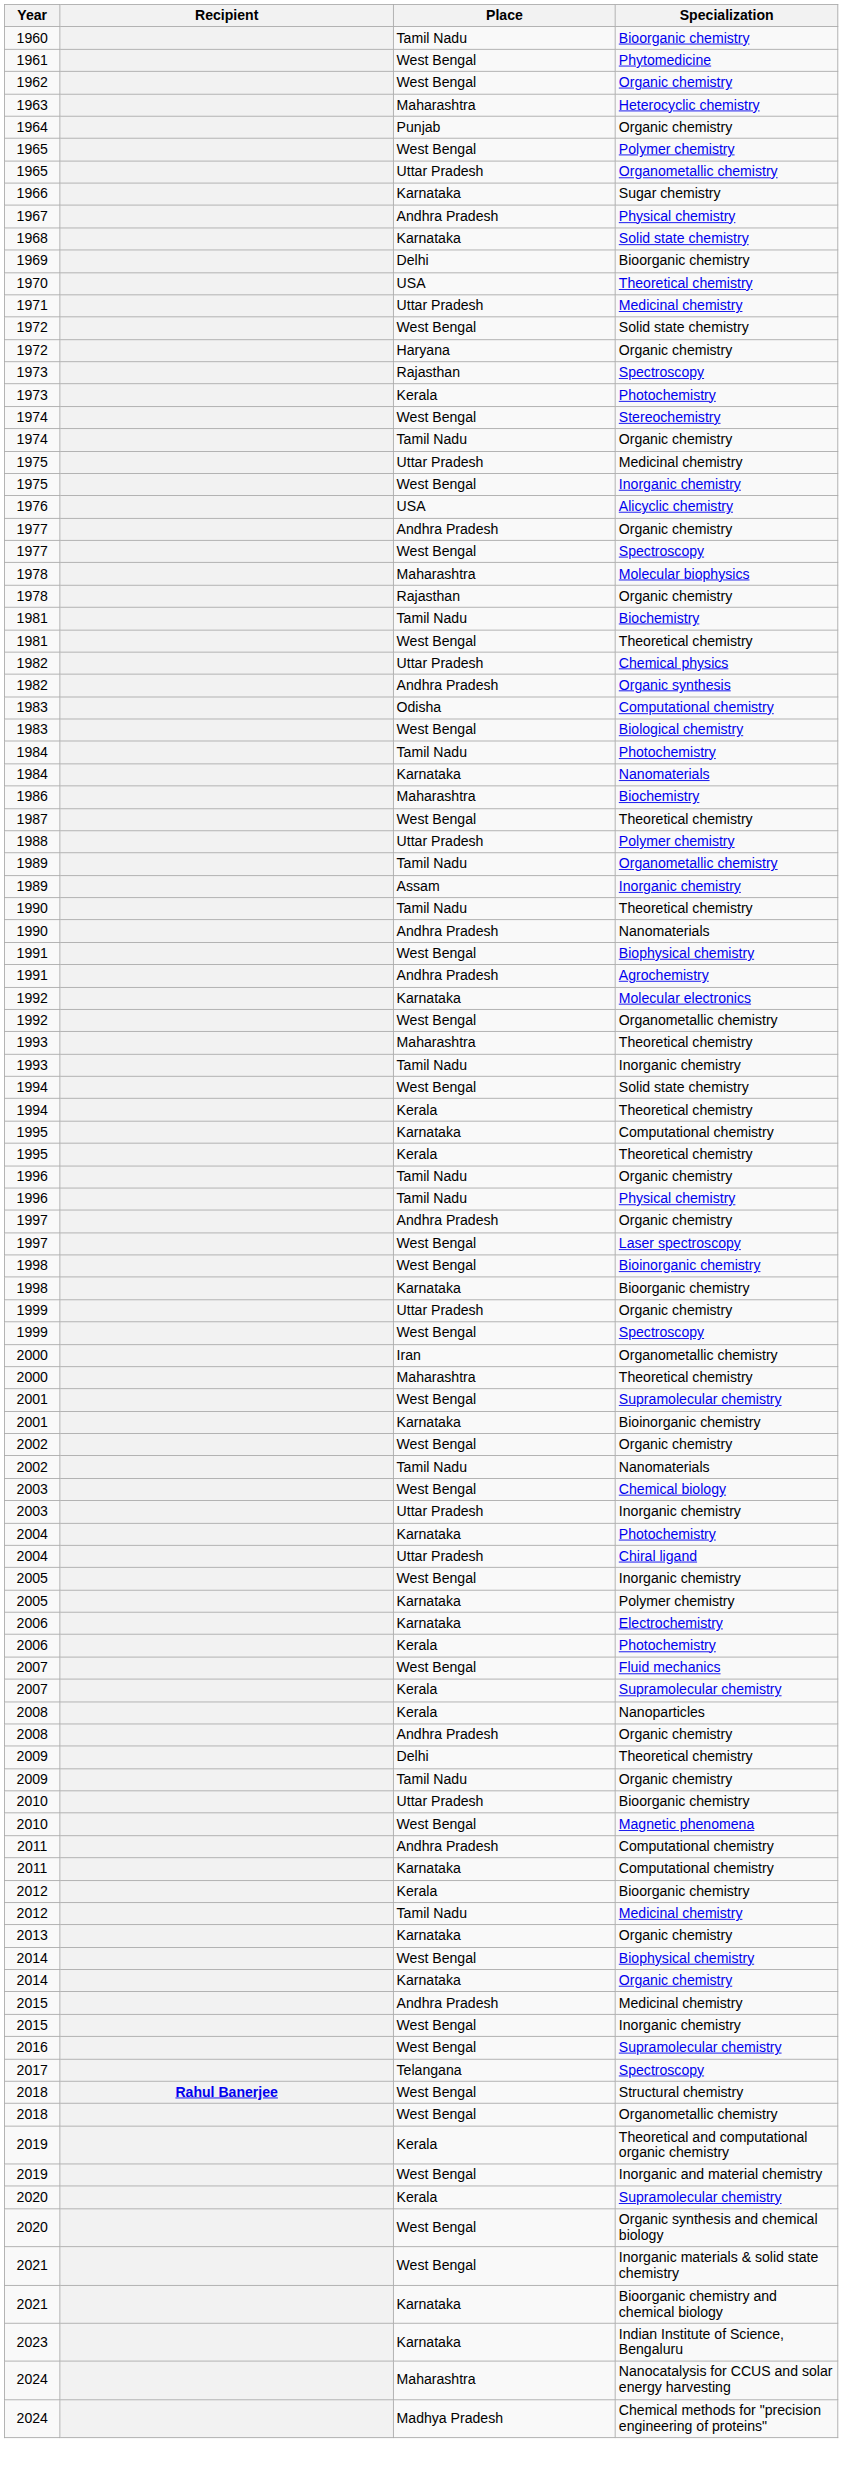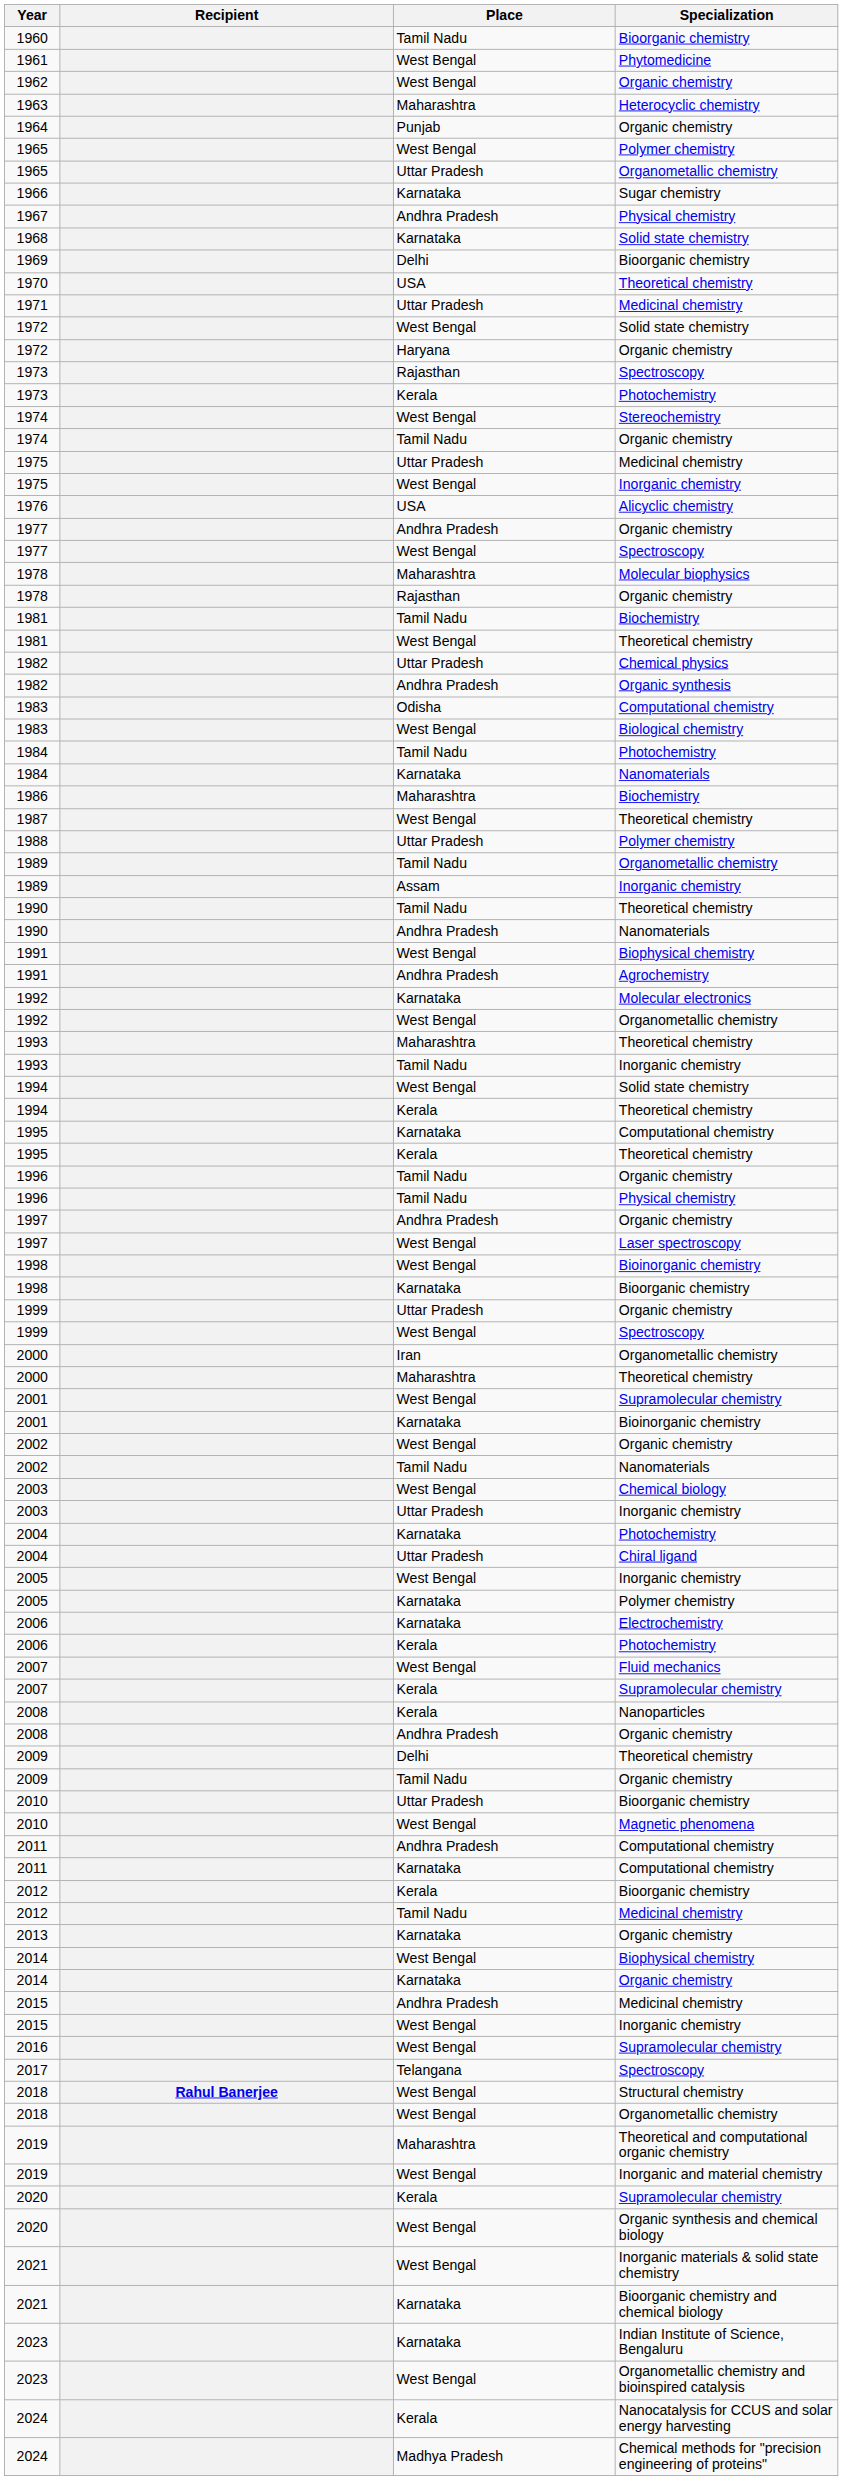(417, 2144) Kerala -> (436, 2144) Maharashtra
+ row: (32, 2380)
(436, 2380) Maharashtra -> (417, 2418) Kerala
